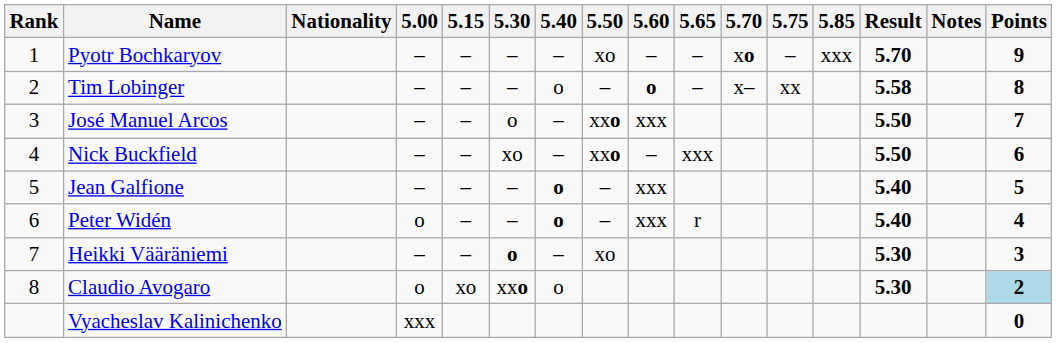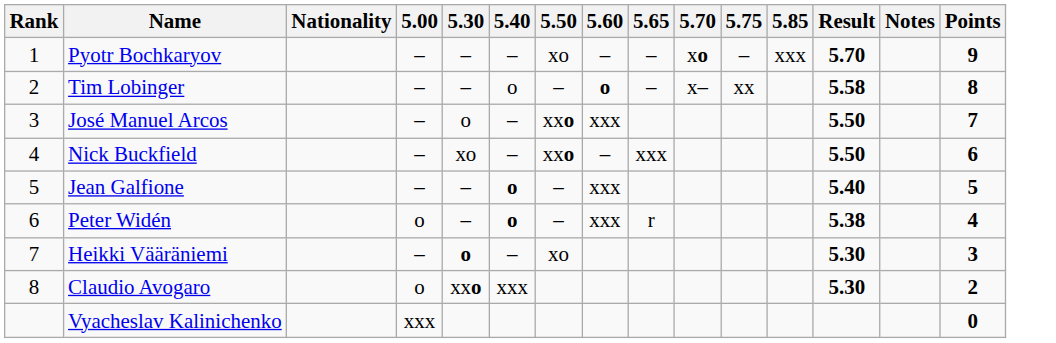- column: (466, 21)
(893, 220) 5.40 -> (847, 220) 5.38
(559, 287) o -> (512, 287) xxx
(1019, 287) lightblue background -> (973, 287) no background
